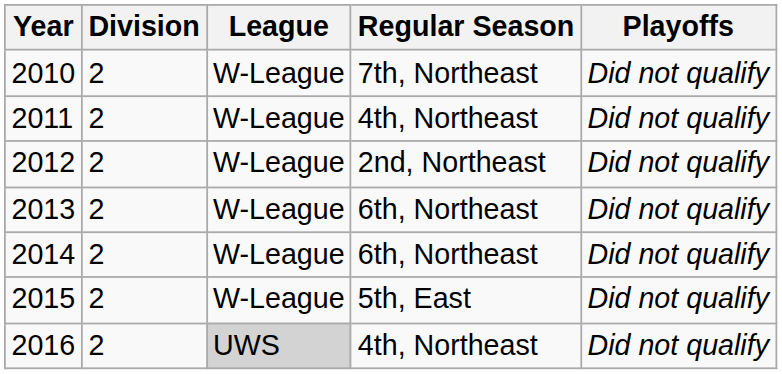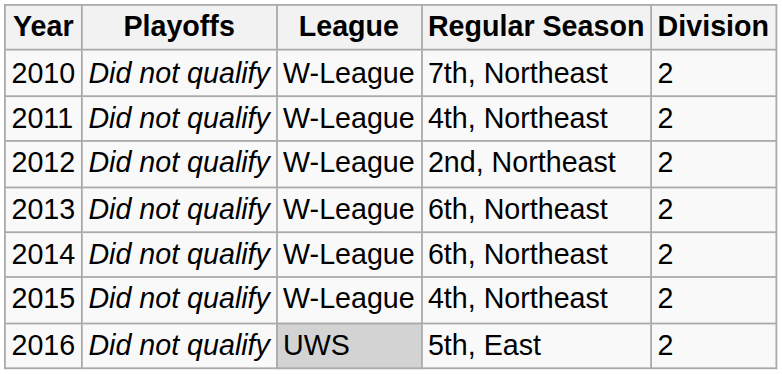columns swapped: (144, 27) <-> (678, 27)
(414, 299) 5th, East -> (518, 299) 4th, Northeast
(448, 345) 4th, Northeast -> (484, 345) 5th, East
